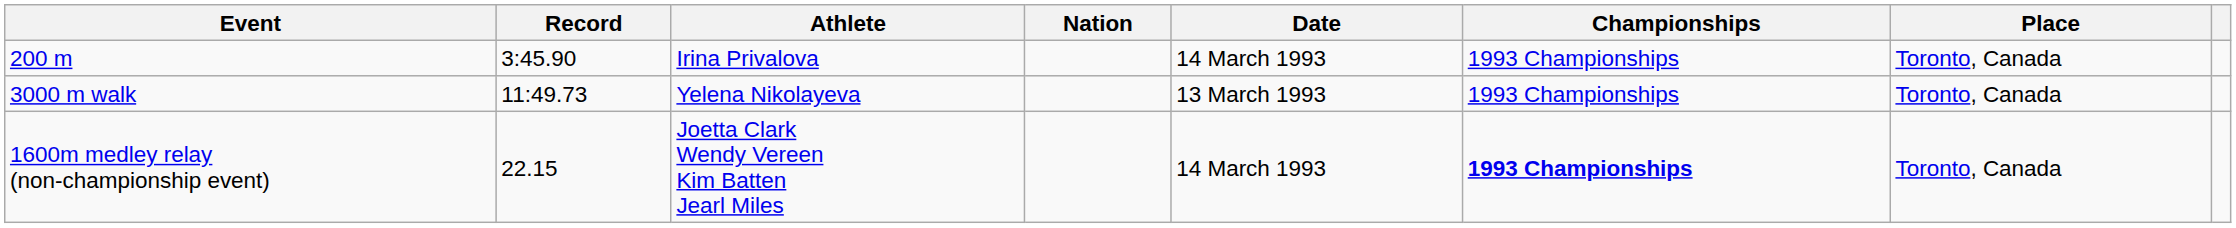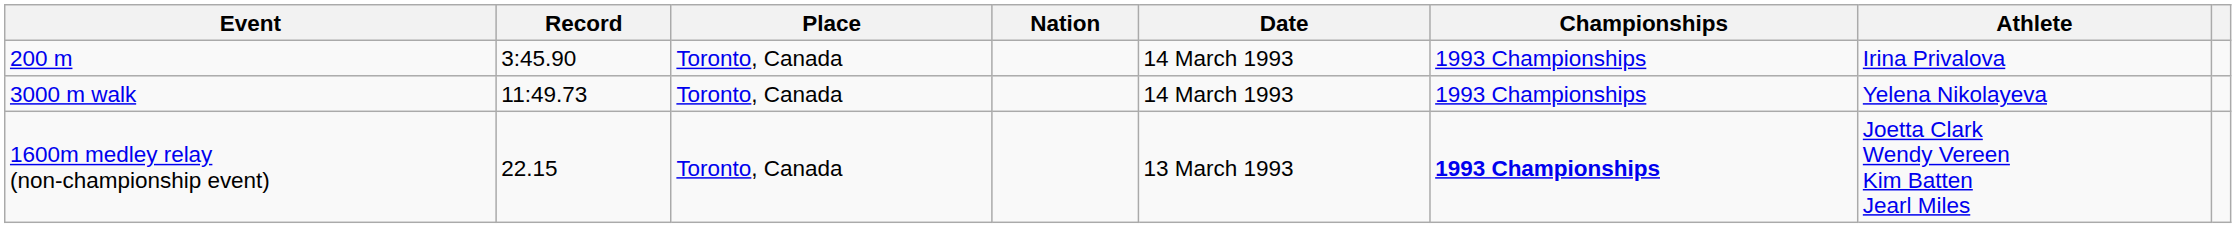columns swapped: (848, 23) <-> (2051, 23)
(1251, 94) 13 March 1993 -> (1219, 94) 14 March 1993
(1251, 167) 14 March 1993 -> (1219, 167) 13 March 1993
